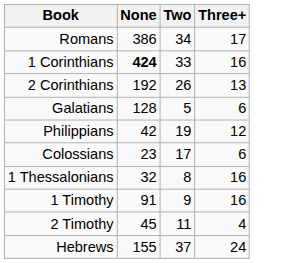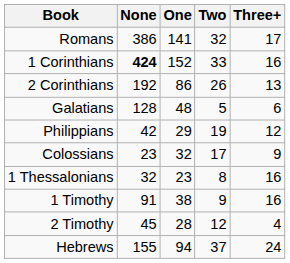+ column: (178, 16)
(183, 39) 34 -> (218, 39) 32
(242, 154) 6 -> (277, 154) 9
(184, 223) 11 -> (218, 223) 12
